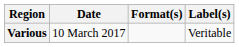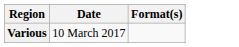- column: (210, 14)
